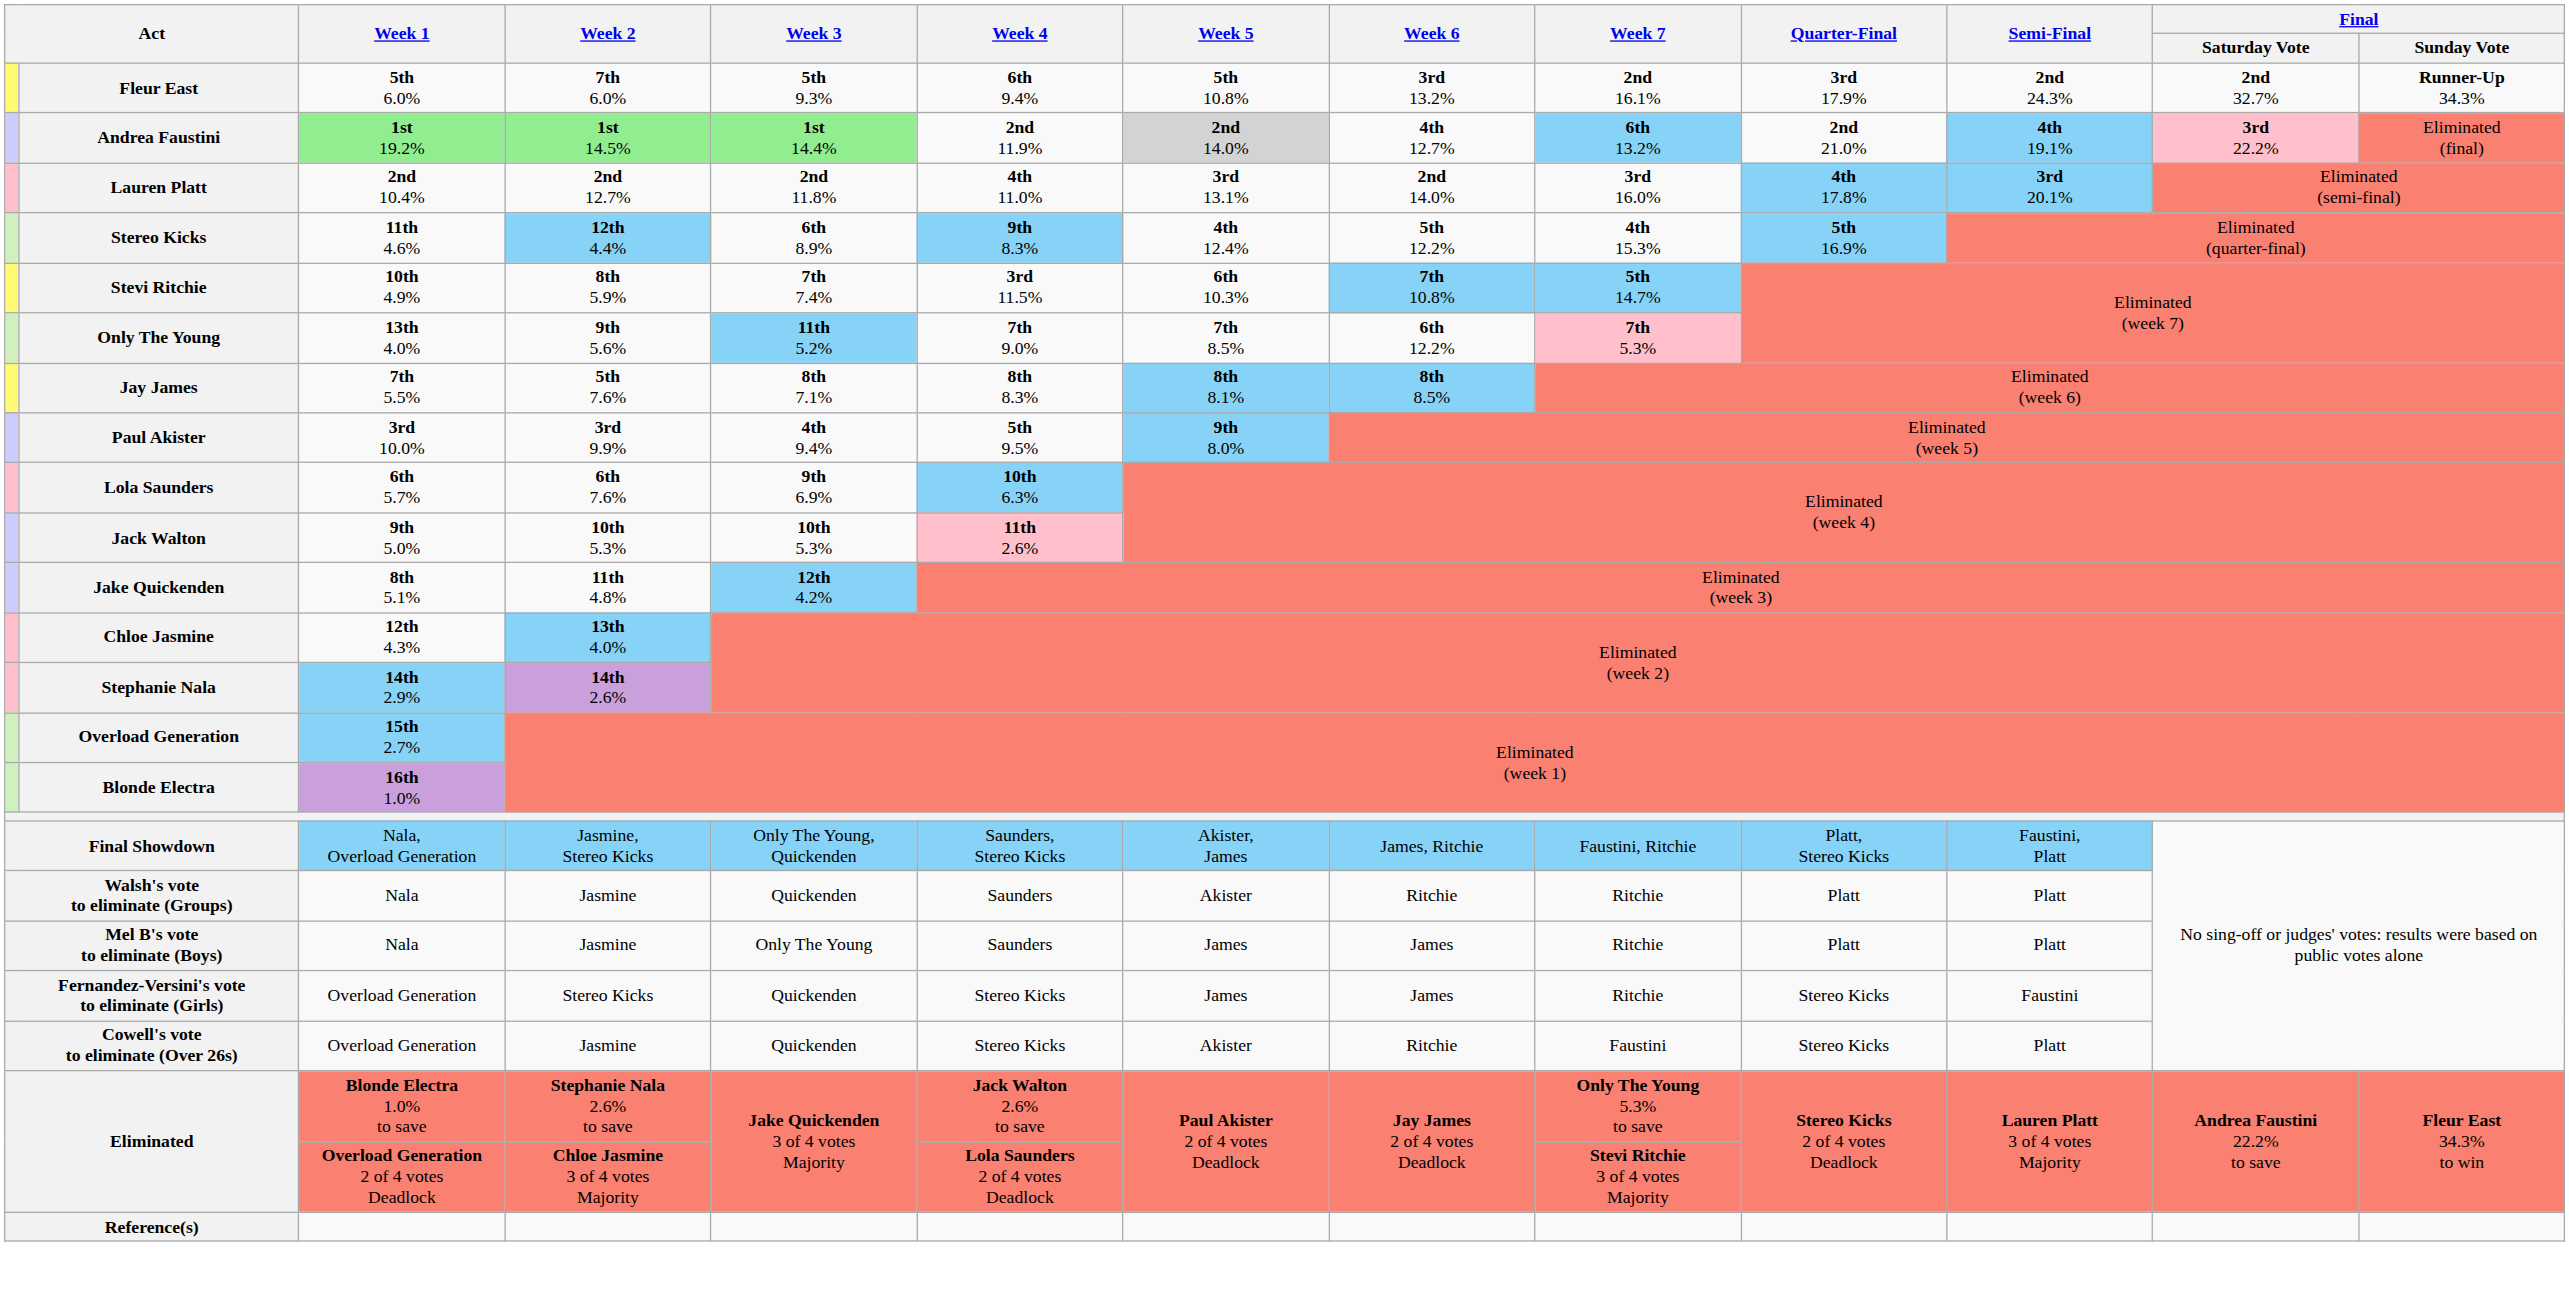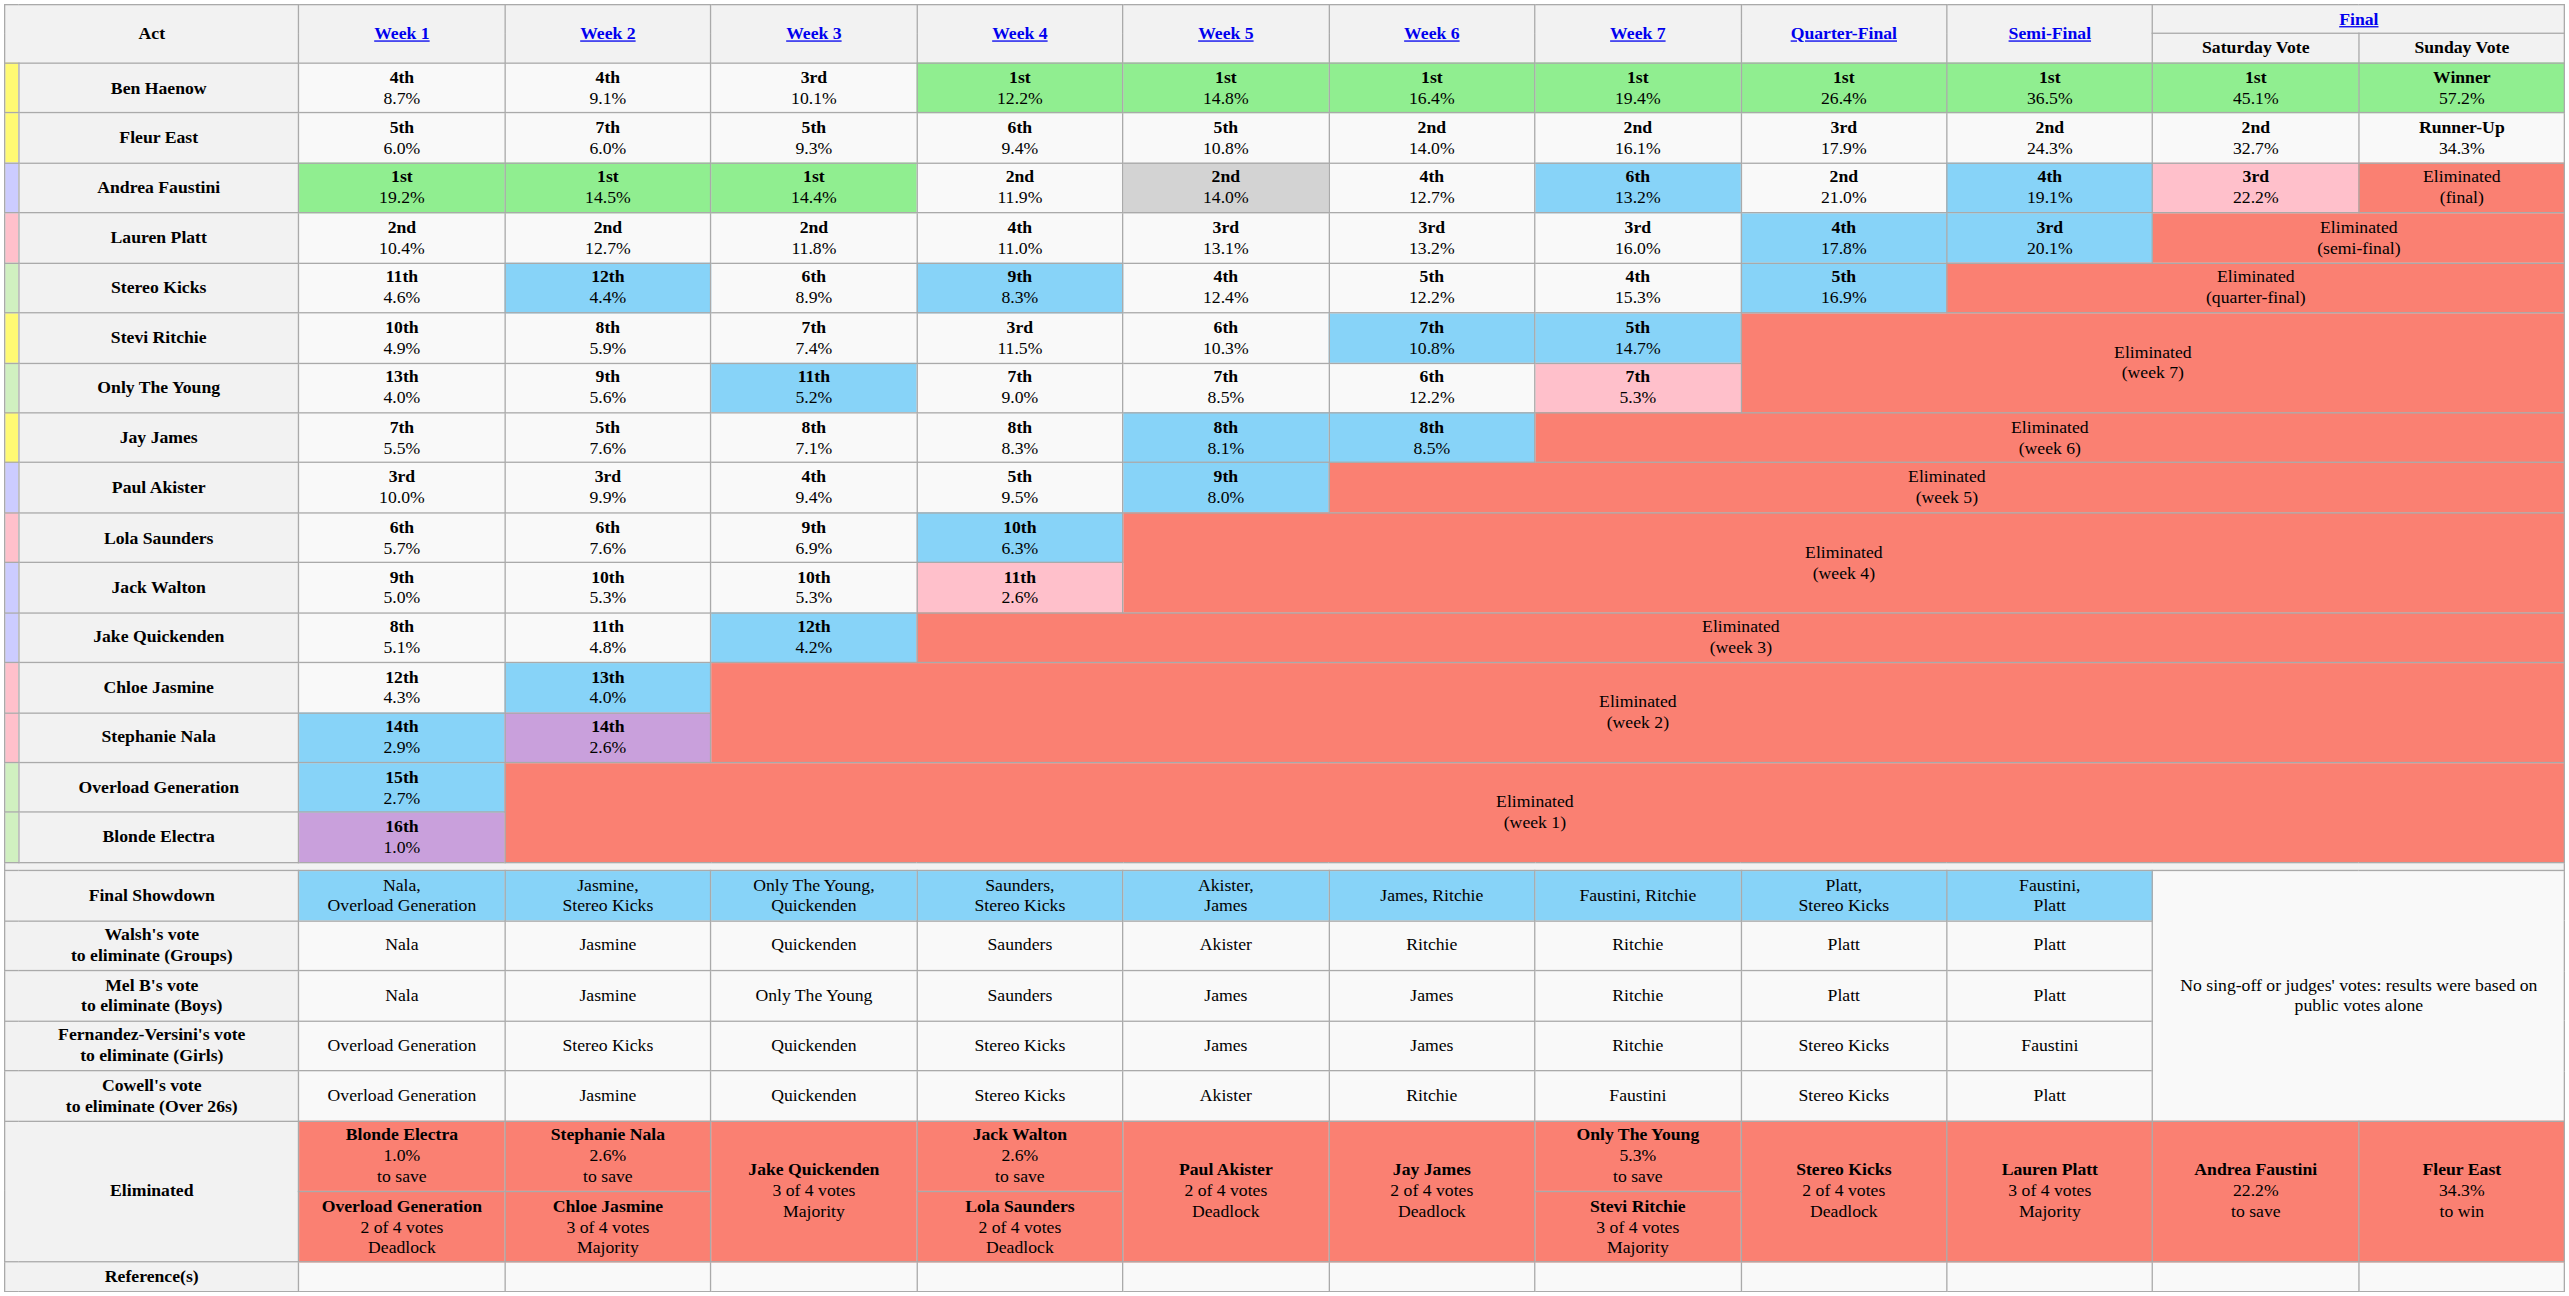+ row: (159, 87)
(1432, 87) 3rd 13.2% -> (1432, 137) 2nd 14.0%
(1432, 187) 2nd 14.0% -> (1432, 237) 3rd 13.2%
